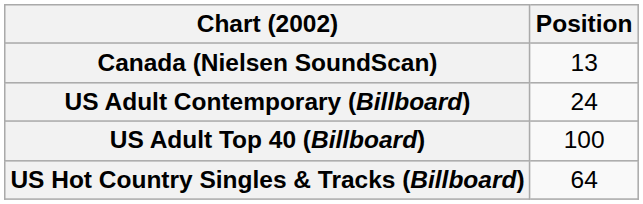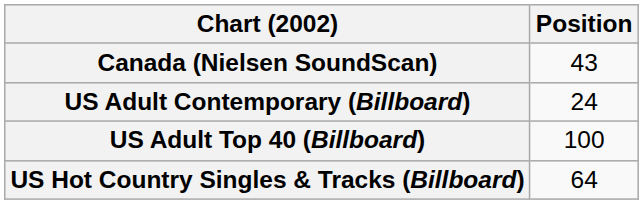(584, 62) 13 -> (584, 62) 43
